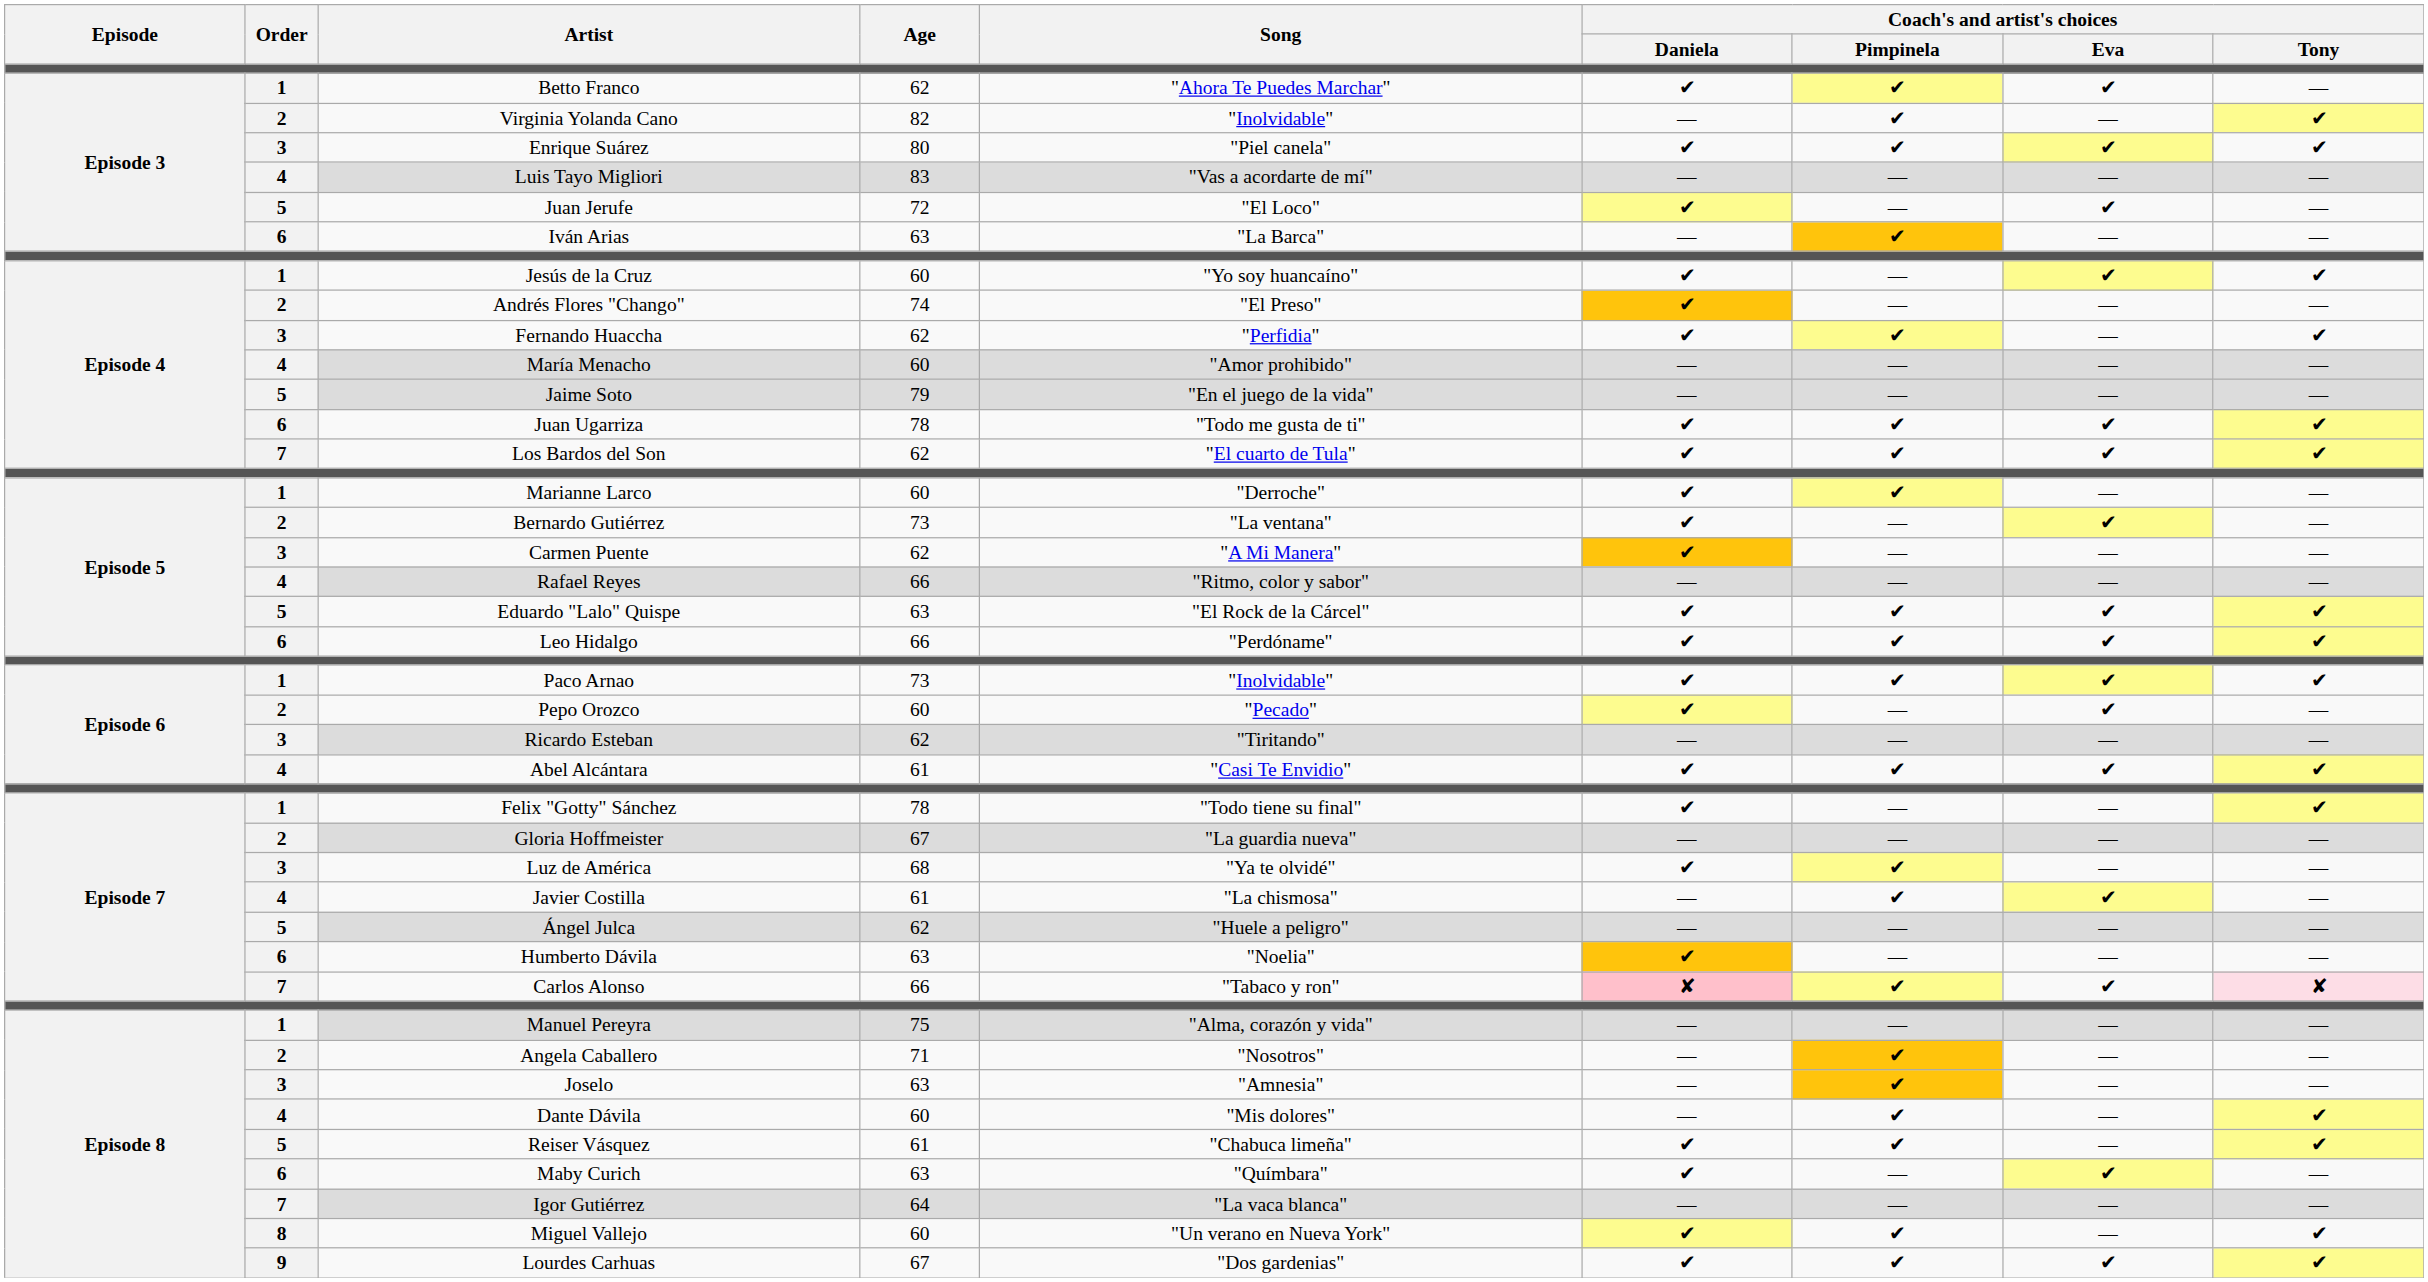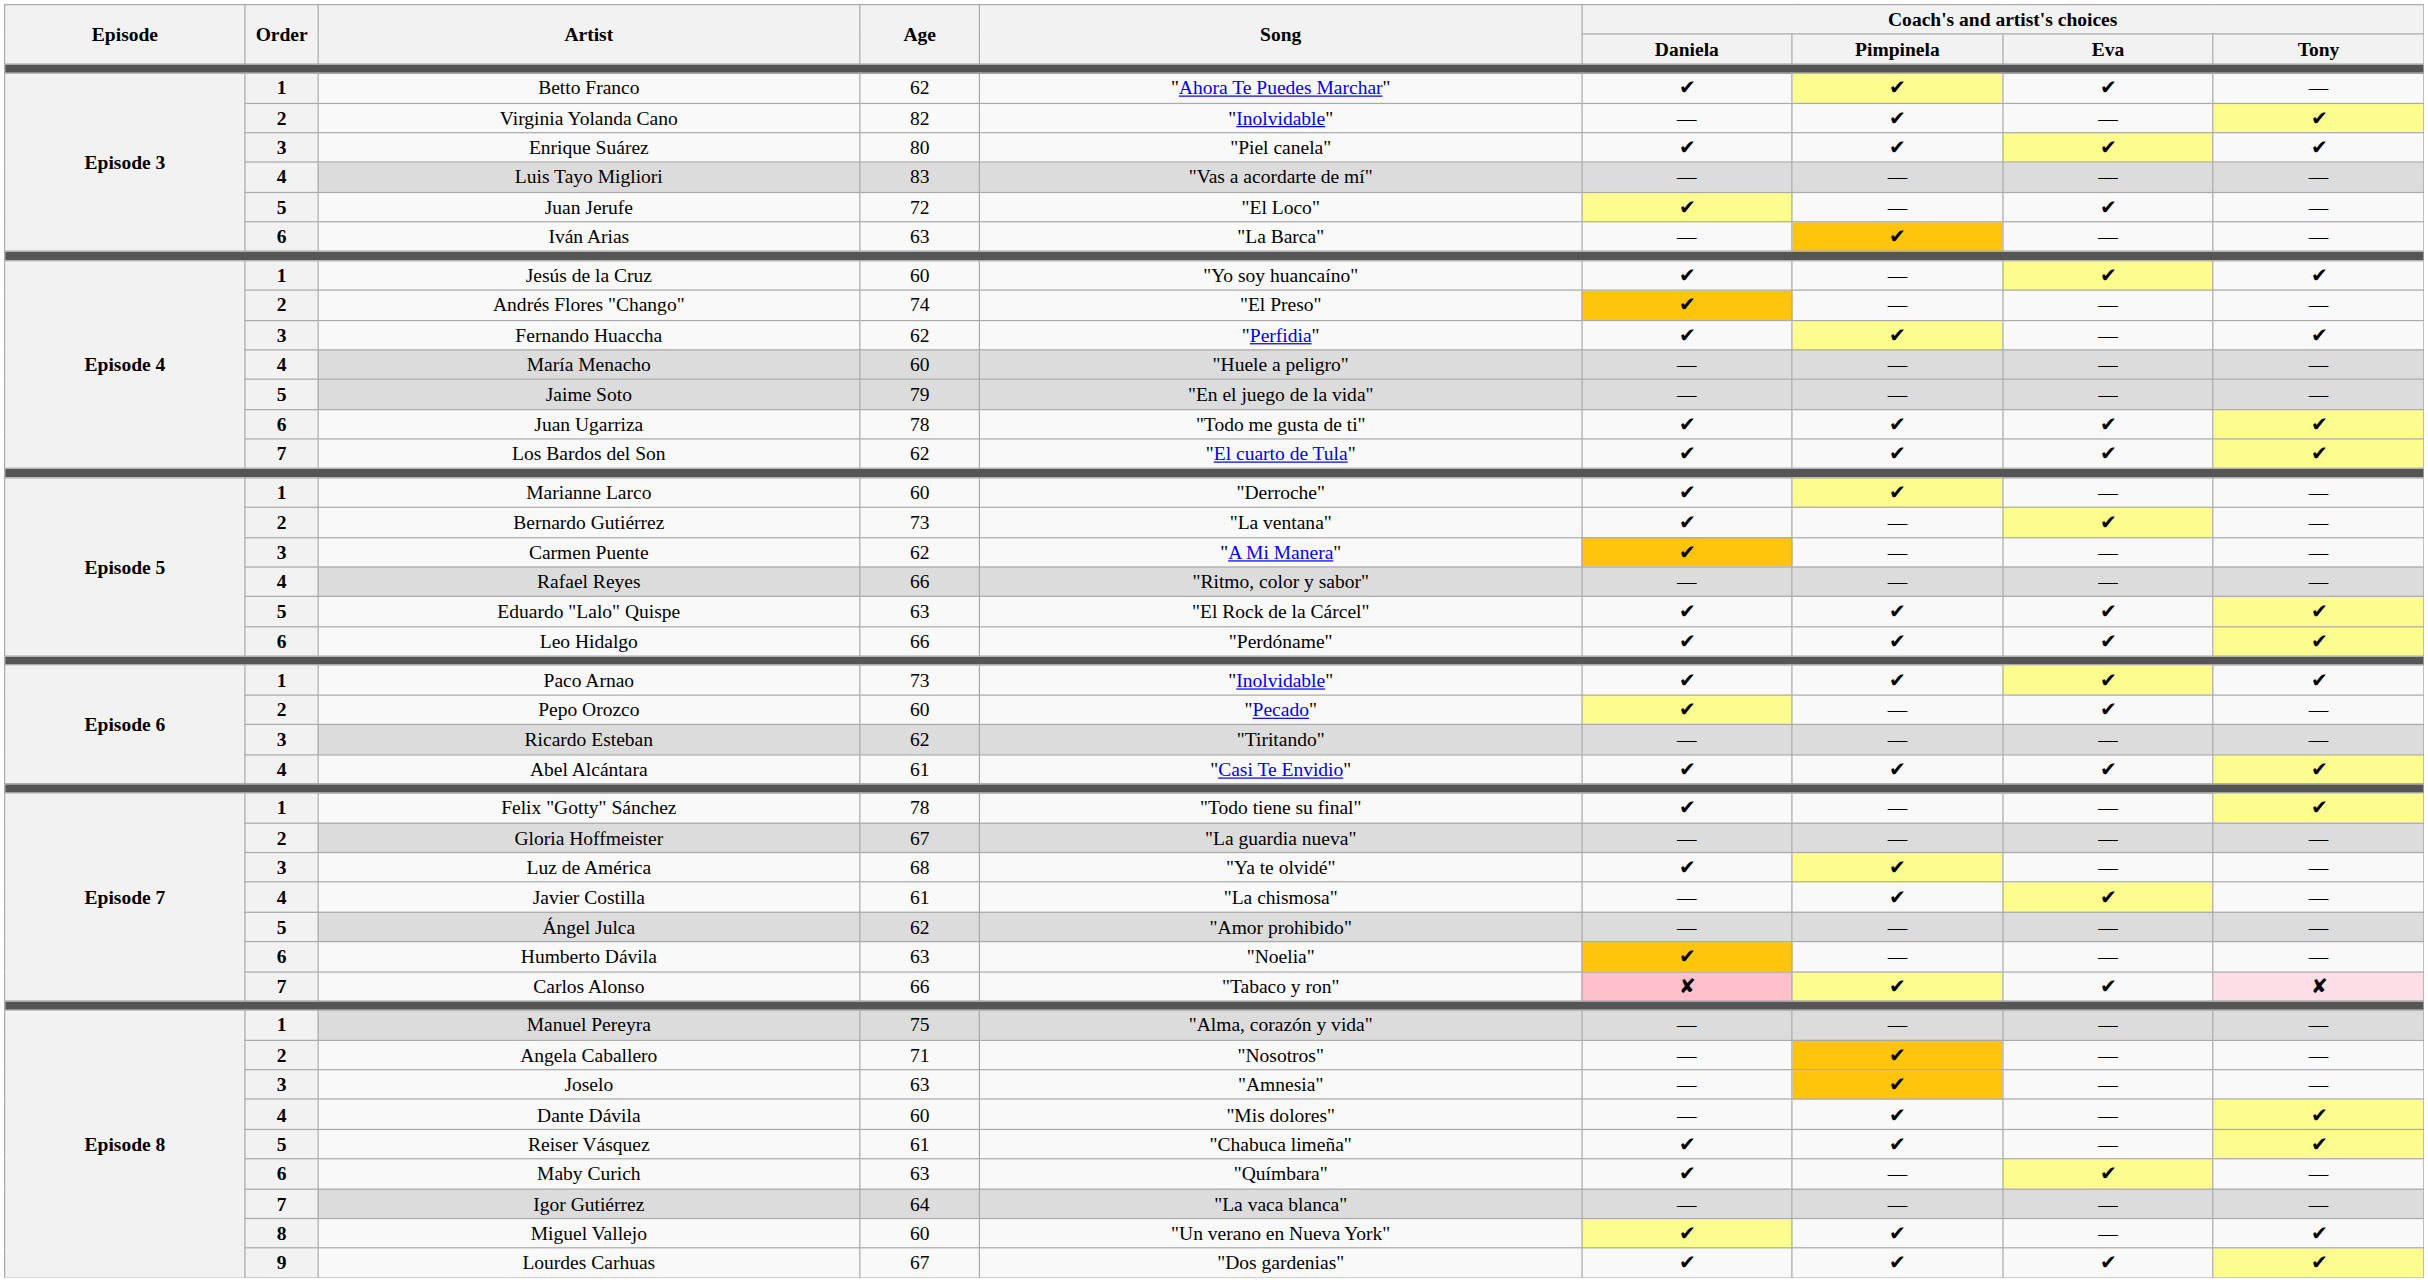(1281, 365) "Amor prohibido" -> (1281, 365) "Huele a peligro"
(1281, 927) "Huele a peligro" -> (1281, 927) "Amor prohibido"
